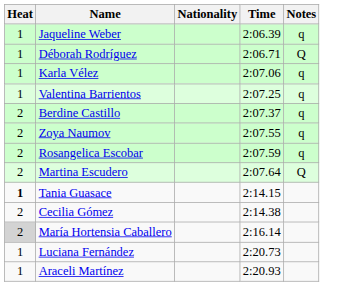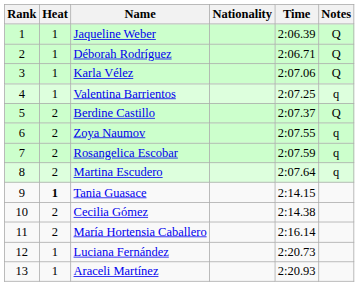+ column: (22, 14)
(301, 34) q -> (336, 34) Q
(301, 73) q -> (336, 73) Q
(301, 113) q -> (336, 113) Q
(301, 172) Q -> (336, 172) q
(20, 232) lightgrey background -> (55, 232) no background
